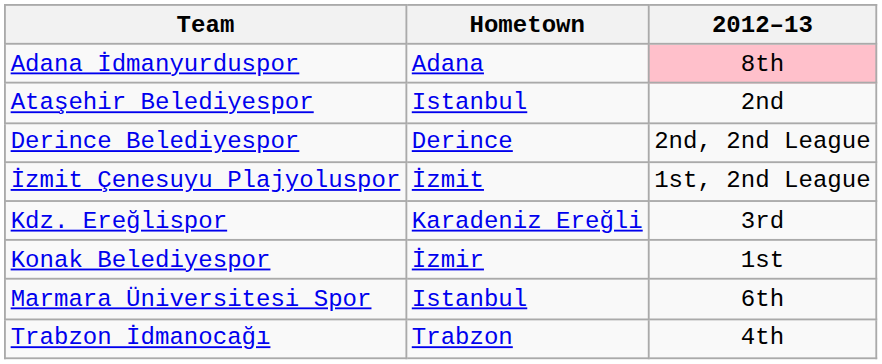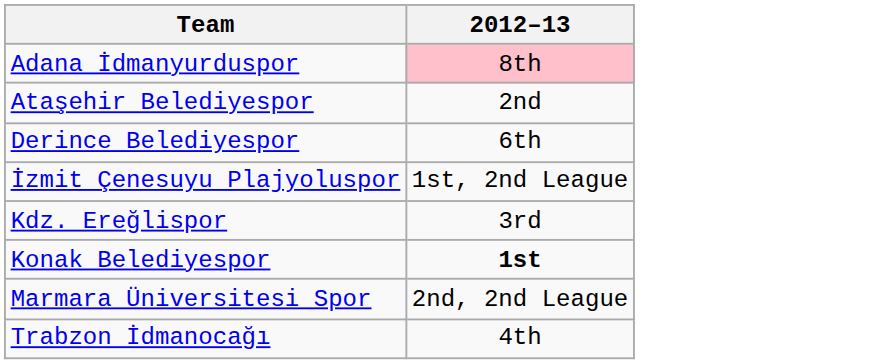- column: (527, 25)
(762, 142) 2nd, 2nd League -> (520, 142) 6th
(762, 260) normal -> (520, 260) bold
(762, 299) 6th -> (520, 299) 2nd, 2nd League
